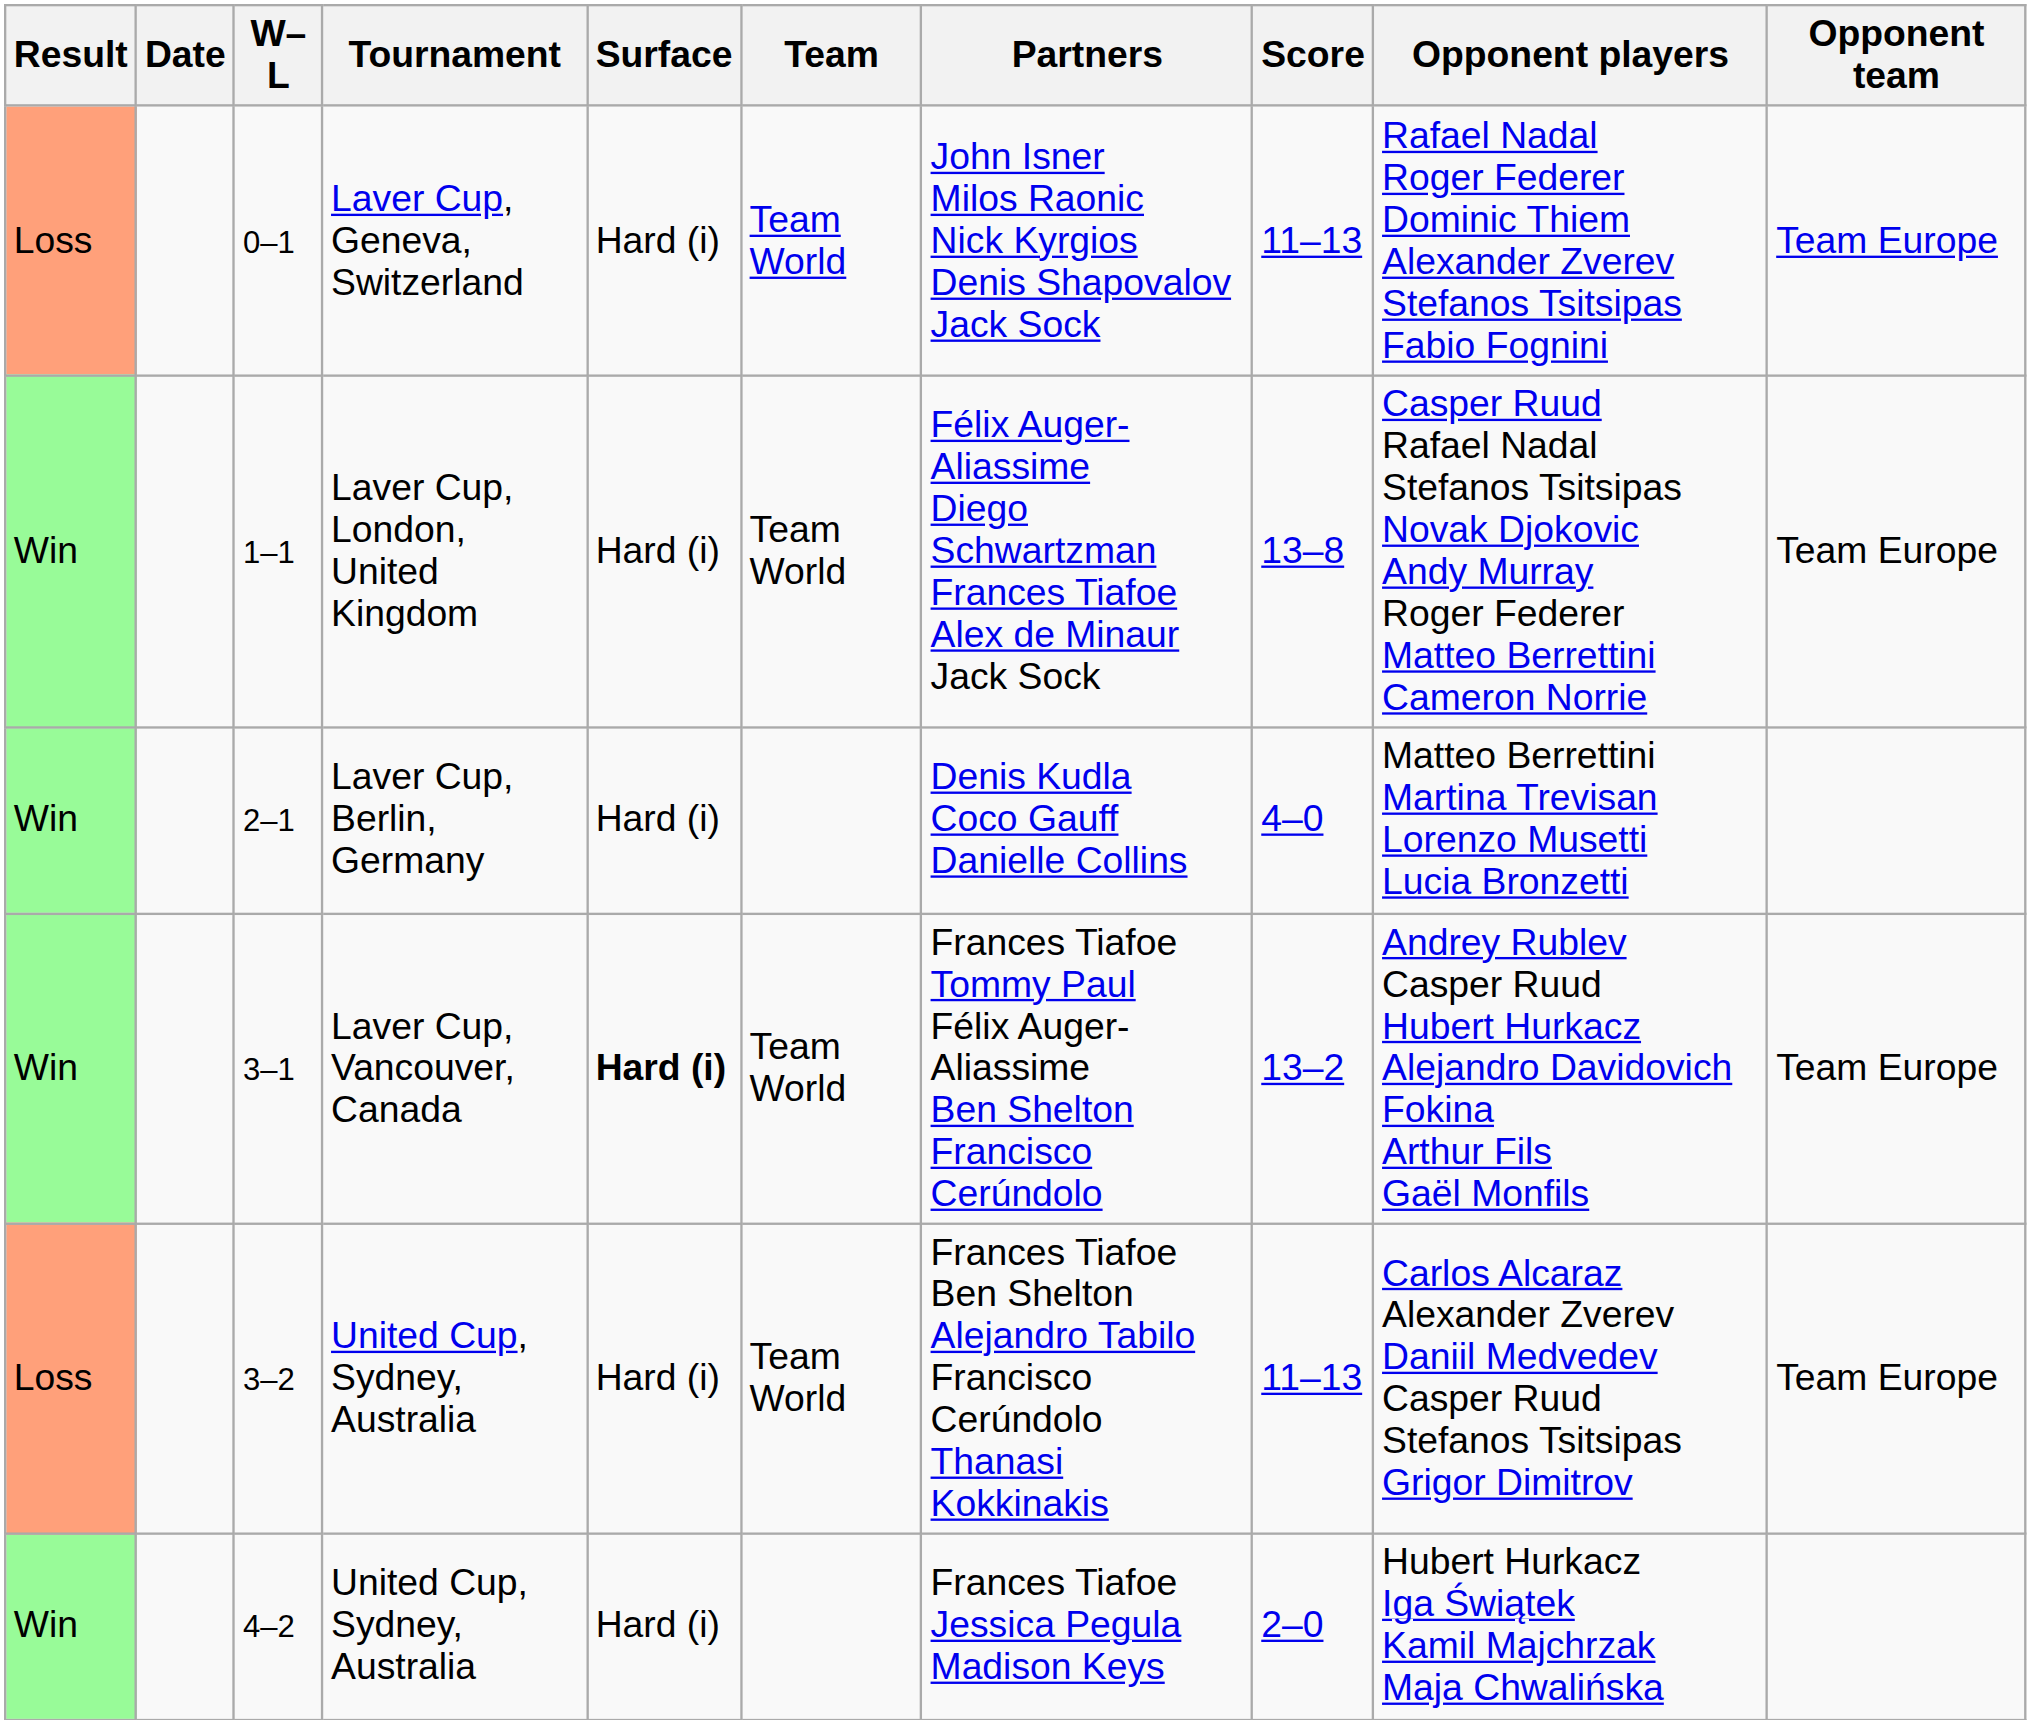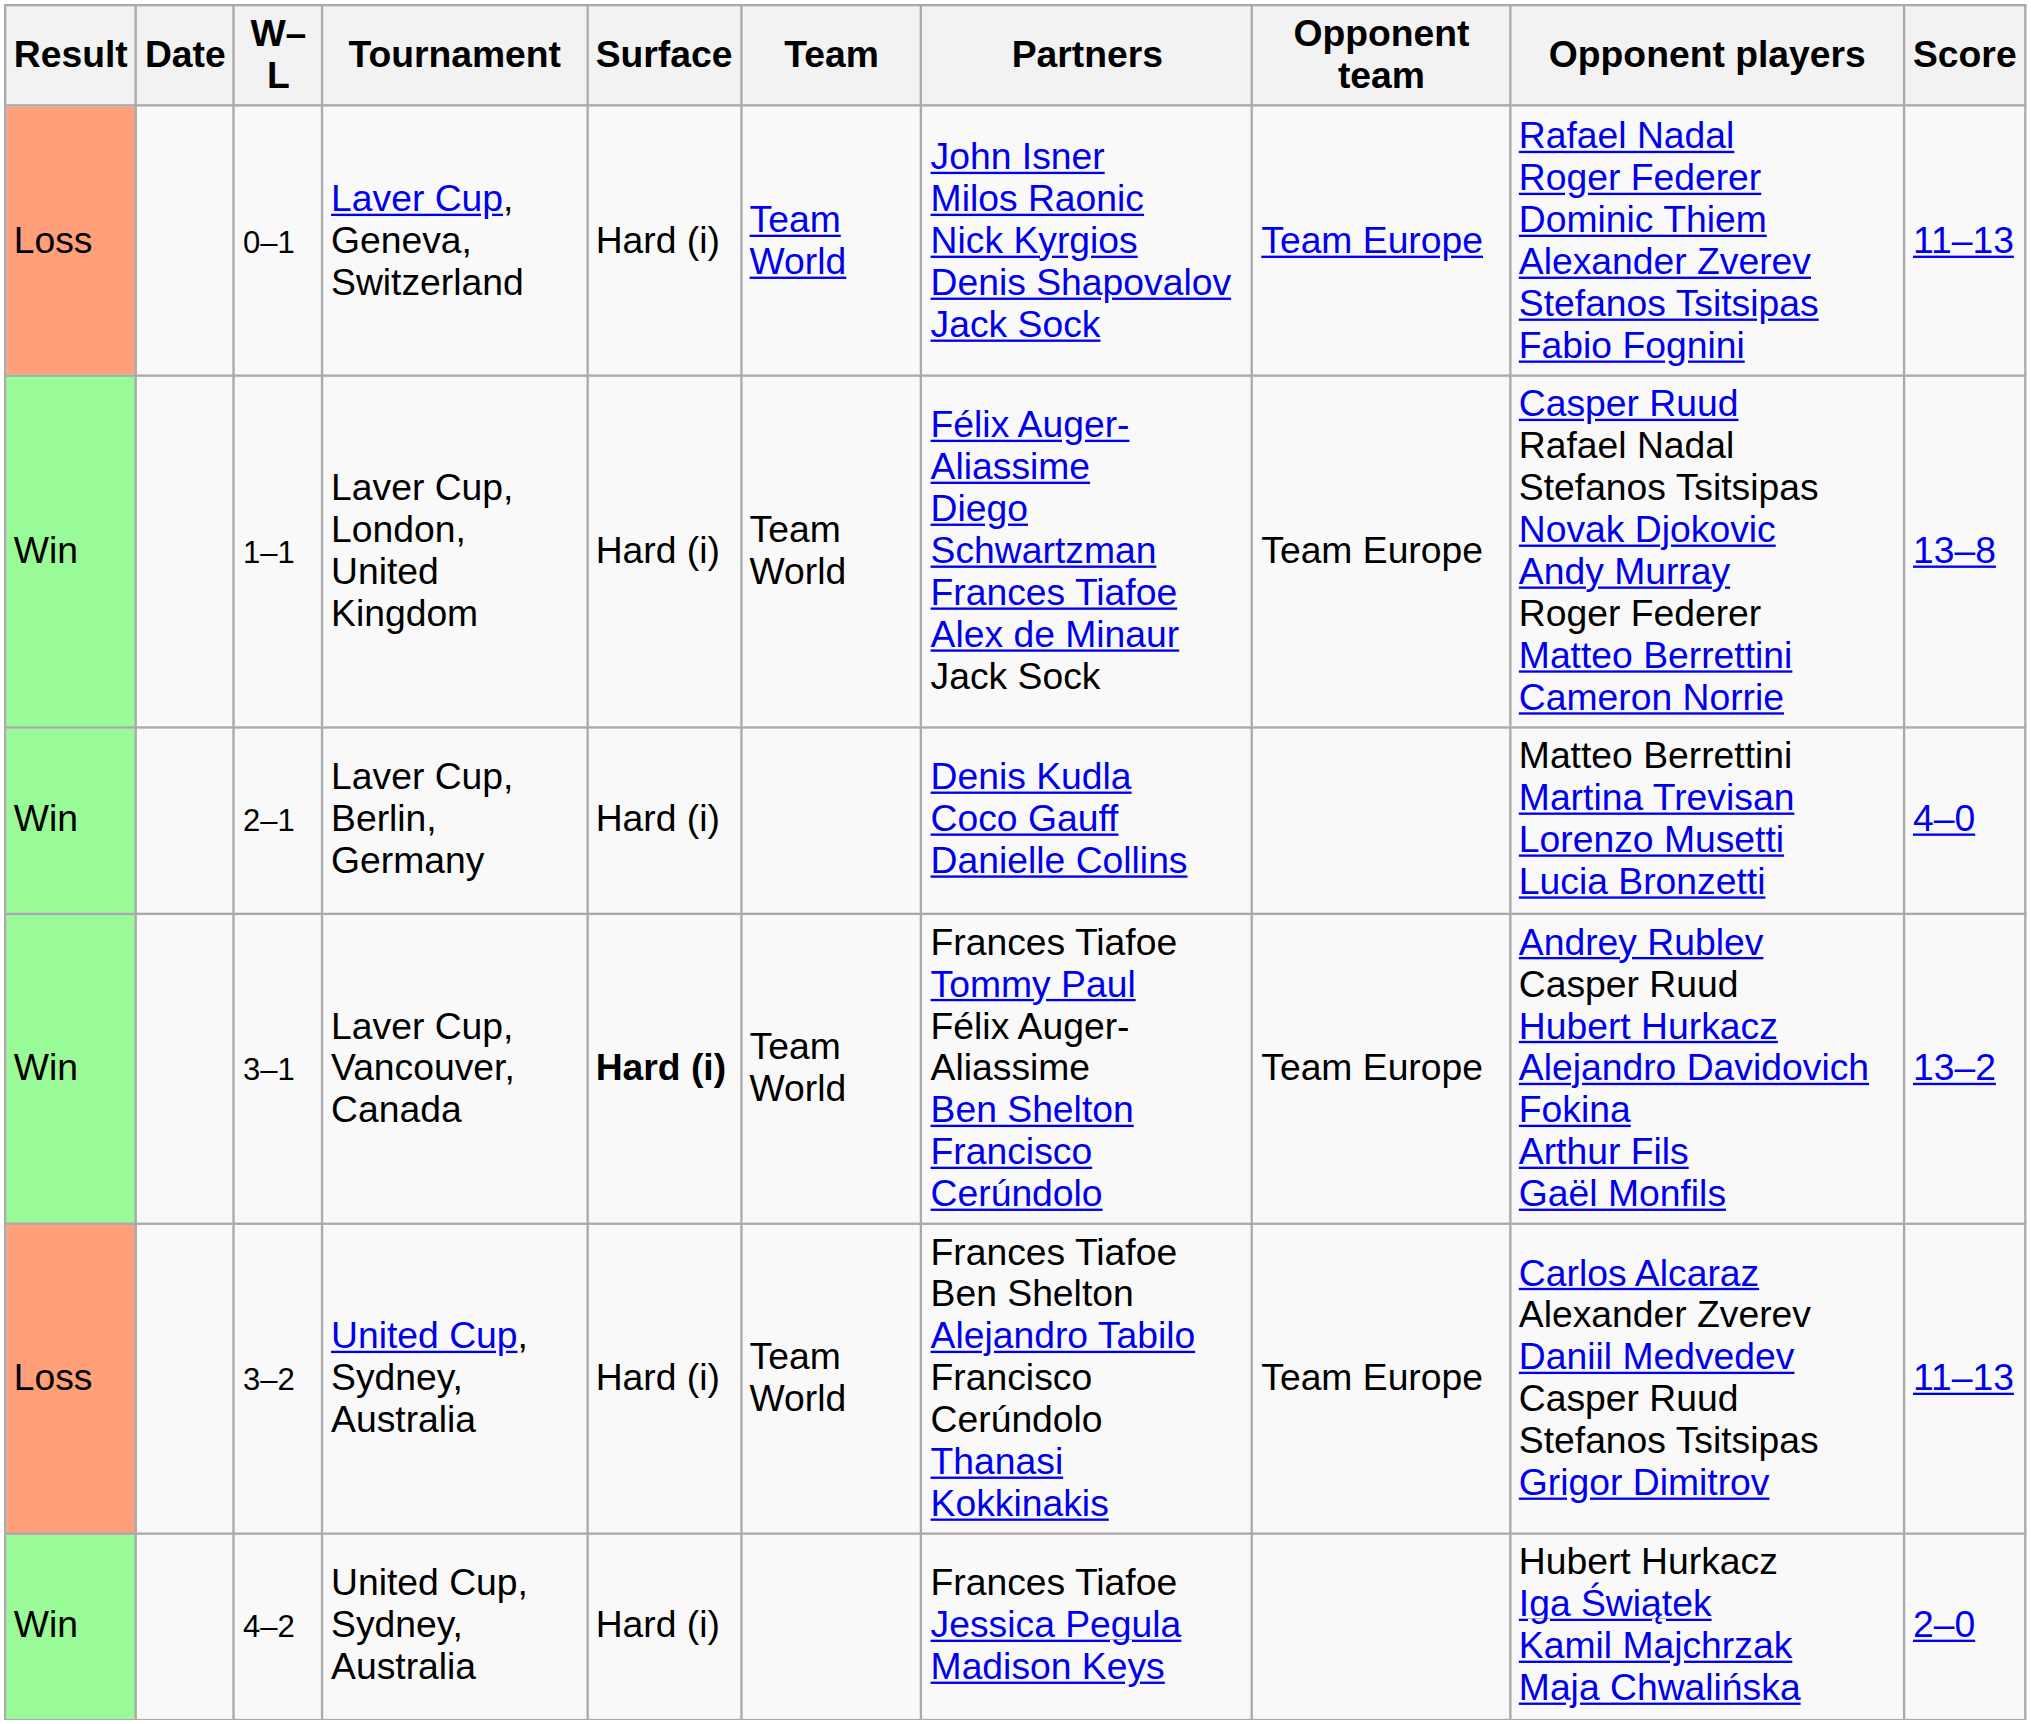columns swapped: (1896, 55) <-> (1313, 55)
